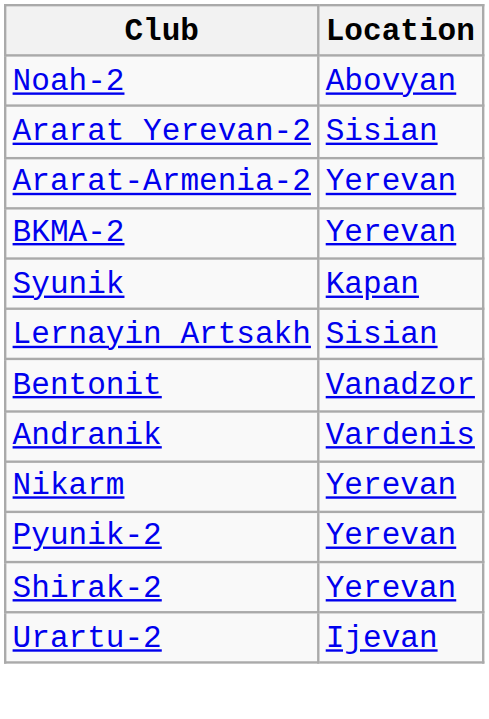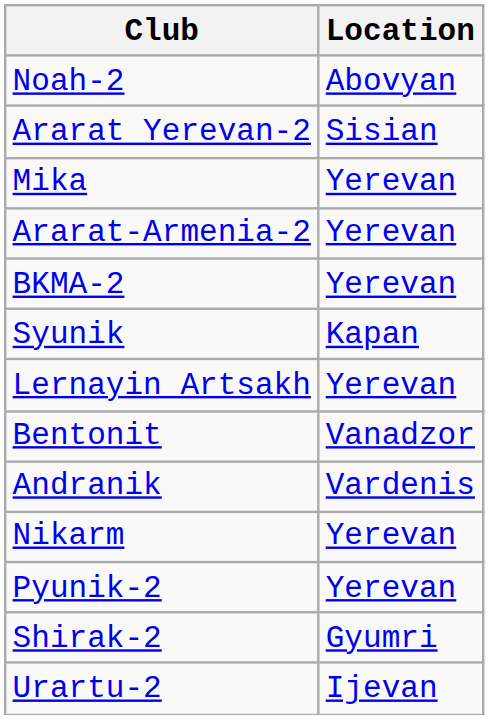+ row: (50, 182)
(382, 334) Sisian -> (391, 385) Yerevan
(391, 588) Yerevan -> (382, 638) Gyumri
